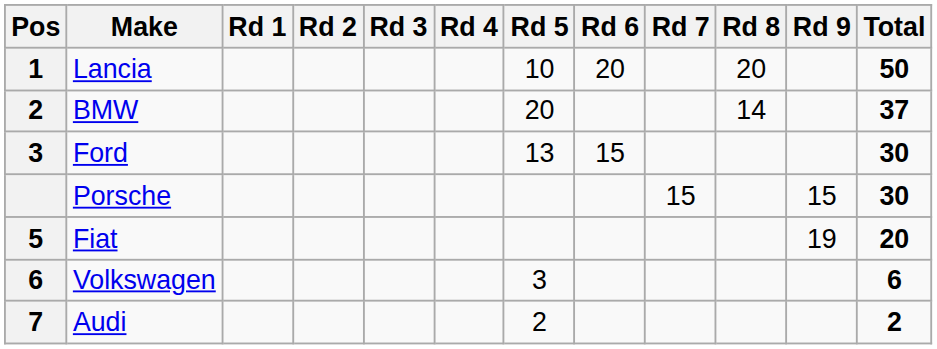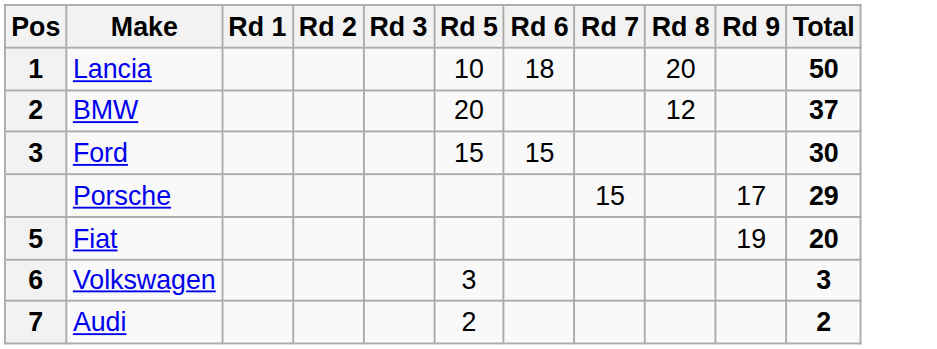- column: (469, 26)
(610, 69) 20 -> (540, 69) 18
(751, 111) 14 -> (681, 111) 12
(540, 153) 13 -> (469, 153) 15
(822, 196) 15 -> (751, 196) 17
(894, 196) 30 -> (824, 196) 29
(894, 280) 6 -> (824, 280) 3
